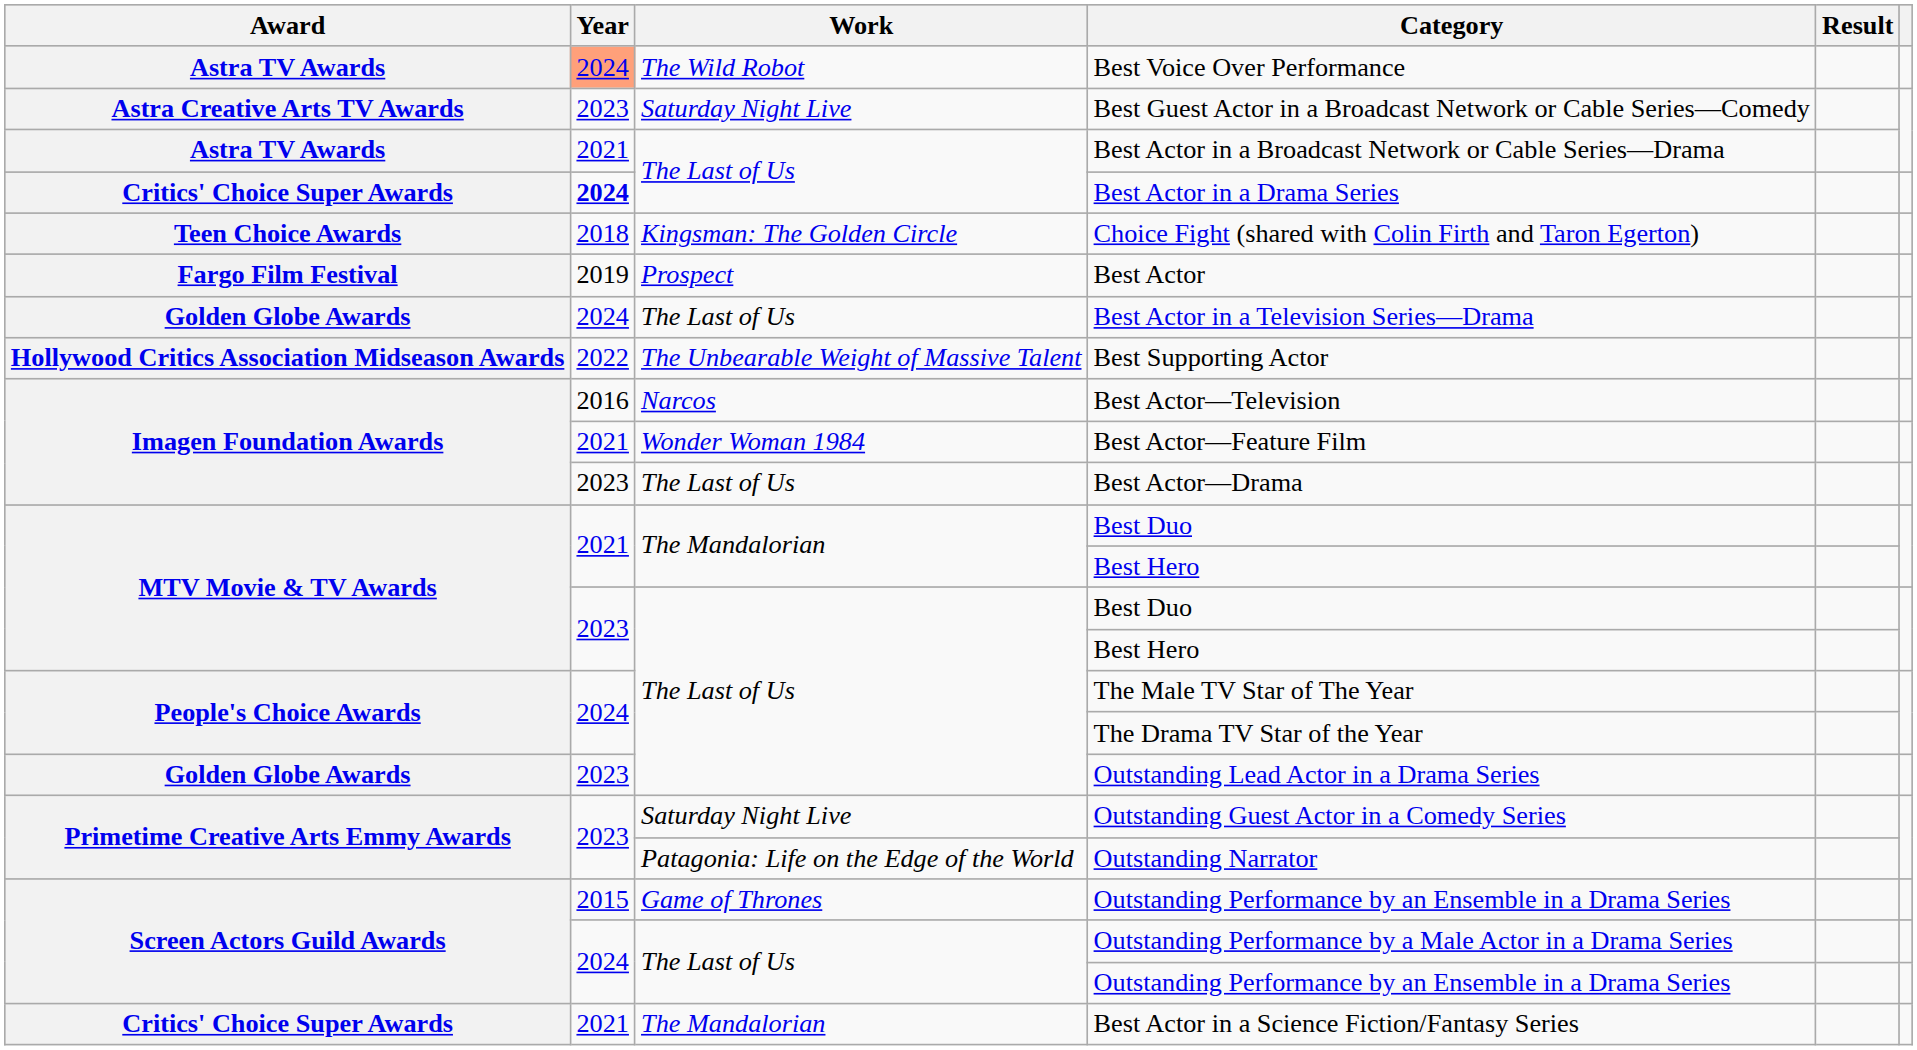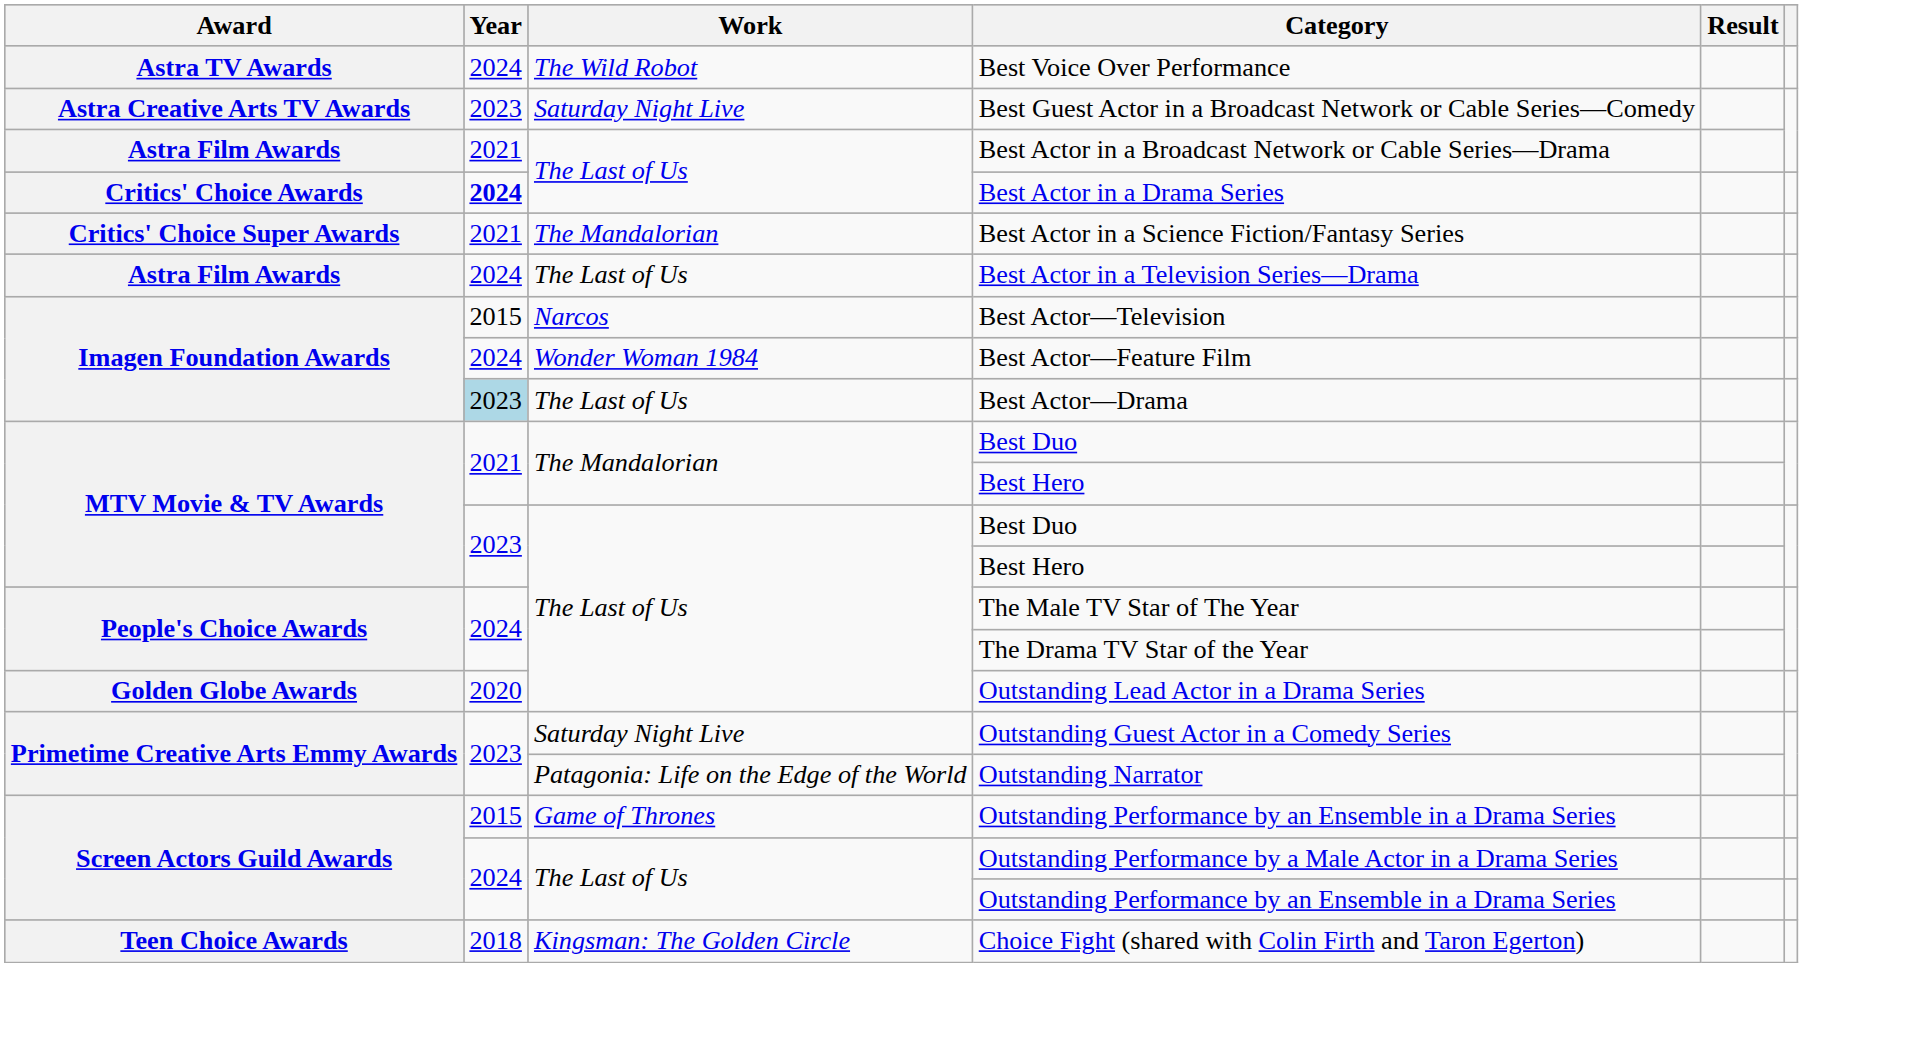(603, 66) lightsalmon background -> (496, 66) no background
(288, 150) Astra TV Awards -> (234, 150) Astra Film Awards
(288, 191) Critics' Choice Super Awards -> (234, 191) Critics' Choice Awards
rows swapped: (733, 1024) <-> (799, 233)
- row: (687, 274)
(288, 316) Golden Globe Awards -> (234, 274) Astra Film Awards
- row: (861, 358)
(603, 399) 2016 -> (496, 316) 2015
(603, 441) 2021 -> (496, 358) 2024
(603, 483) no background -> (496, 399) lightblue background
(603, 774) 2023 -> (496, 691) 2020
